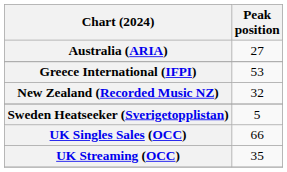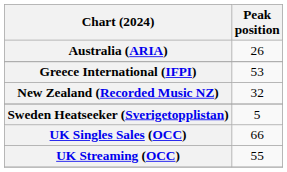(257, 51) 27 -> (257, 51) 26
(257, 156) 35 -> (257, 156) 55
